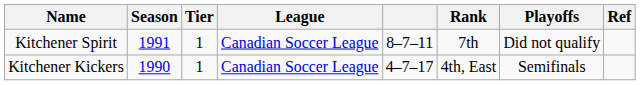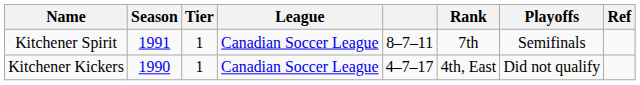(552, 42) Did not qualify -> (552, 42) Semifinals
(552, 67) Semifinals -> (552, 67) Did not qualify
